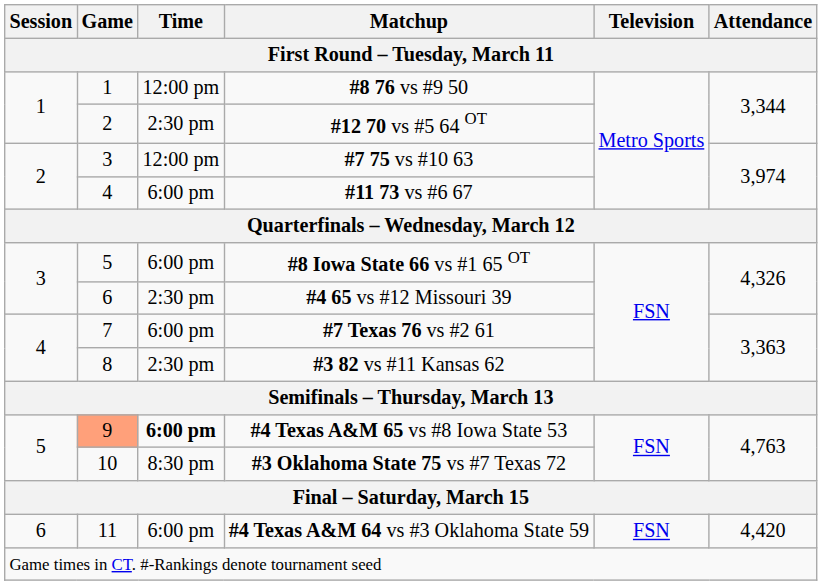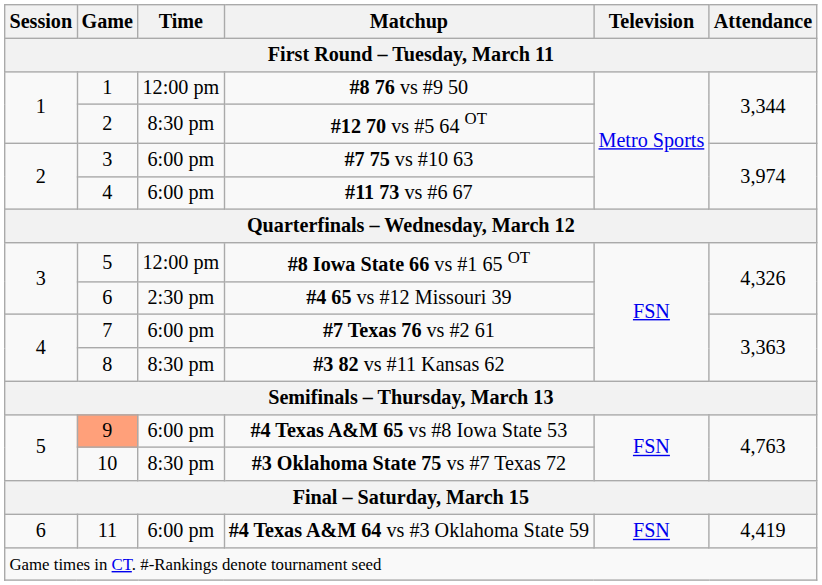(181, 123) 2:30 pm -> (181, 123) 8:30 pm
(181, 159) 12:00 pm -> (181, 159) 6:00 pm
(181, 262) 6:00 pm -> (181, 262) 12:00 pm
(181, 364) 2:30 pm -> (181, 364) 8:30 pm
(181, 431) bold -> (181, 431) normal
(763, 530) 4,420 -> (763, 530) 4,419
